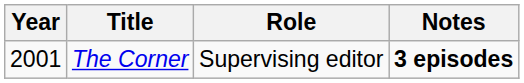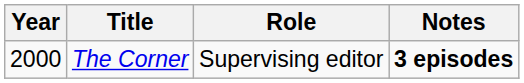(36, 59) 2001 -> (36, 59) 2000
